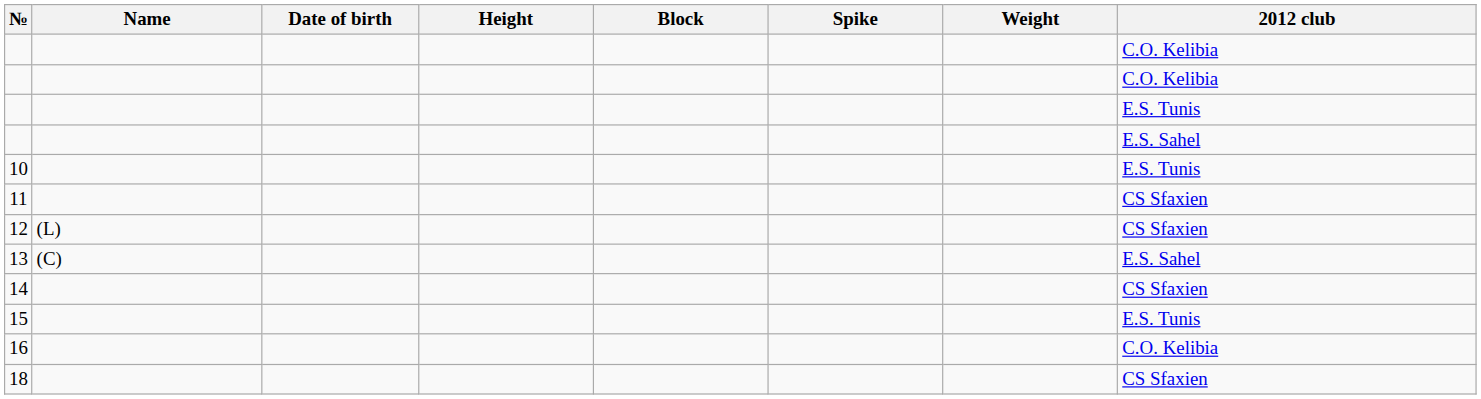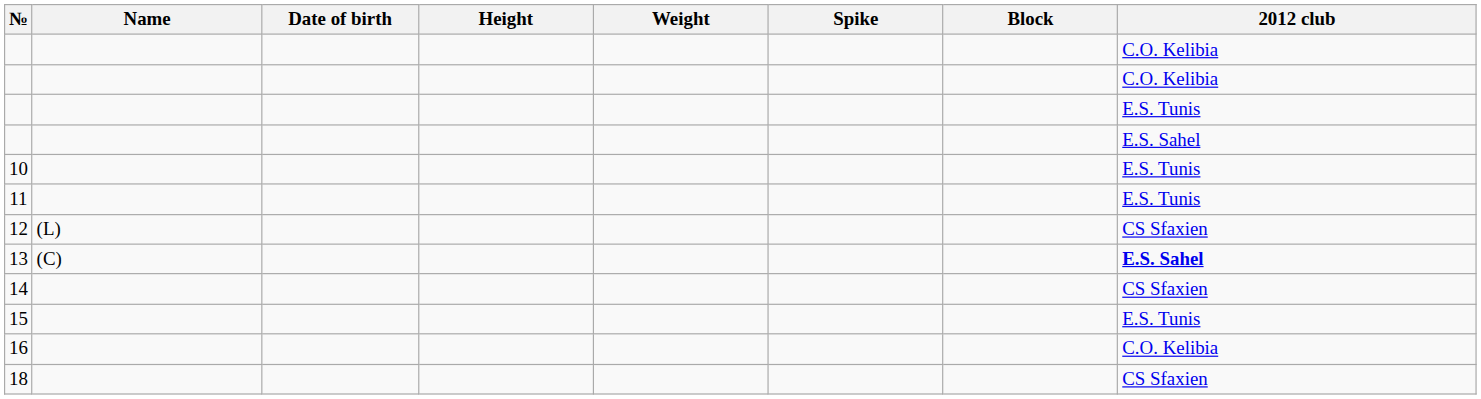columns swapped: (1030, 19) <-> (681, 19)
(1165, 199) CS Sfaxien -> (1161, 199) E.S. Tunis
(1161, 259) normal -> (1163, 259) bold
